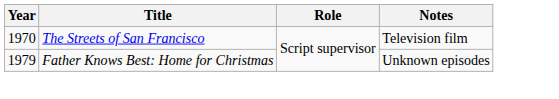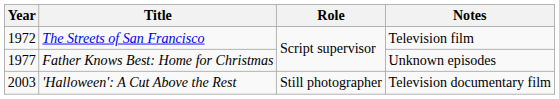(22, 37) 1970 -> (22, 37) 1972
(22, 60) 1979 -> (22, 60) 1977
+ row: (139, 82)
